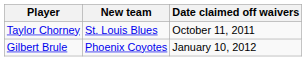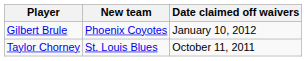rows swapped: (43, 30) <-> (37, 47)
